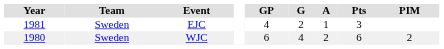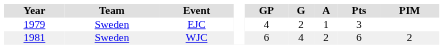(34, 24) 1981 -> (34, 24) 1979
(34, 38) 1980 -> (34, 38) 1981
